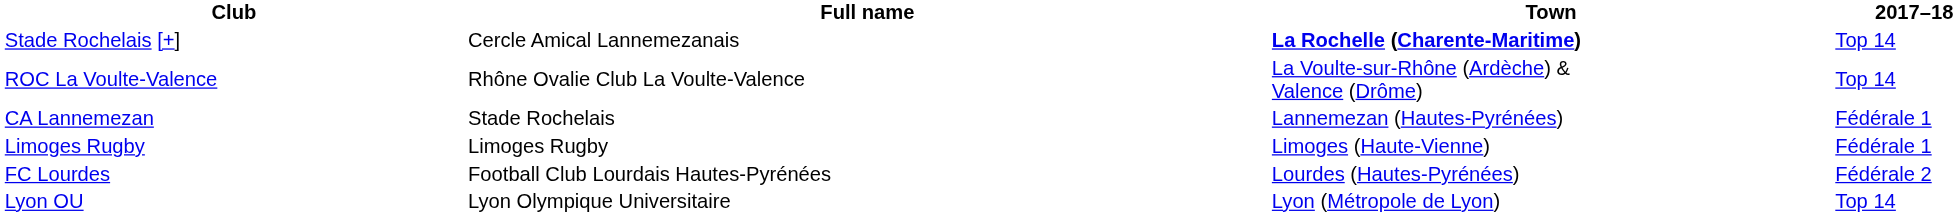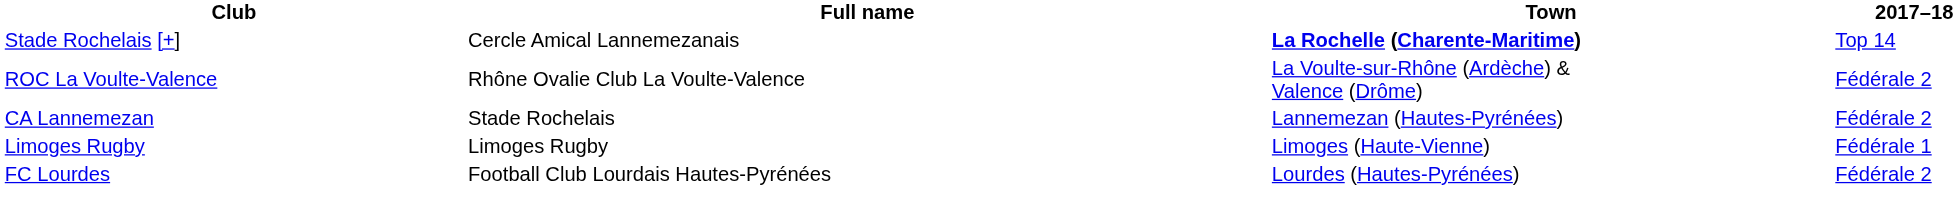(1866, 79) Top 14 -> (1883, 79) Fédérale 2
(1883, 118) Fédérale 1 -> (1883, 118) Fédérale 2
- row: (44, 201)
